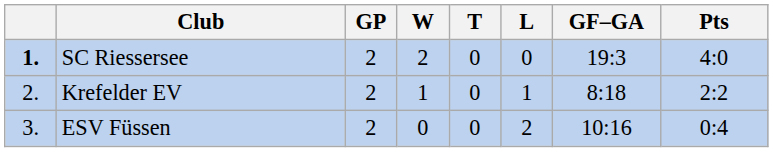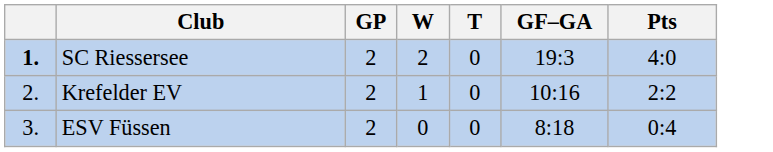- column: (527, 22)
(606, 92) 8:18 -> (555, 92) 10:16
(606, 127) 10:16 -> (555, 127) 8:18
